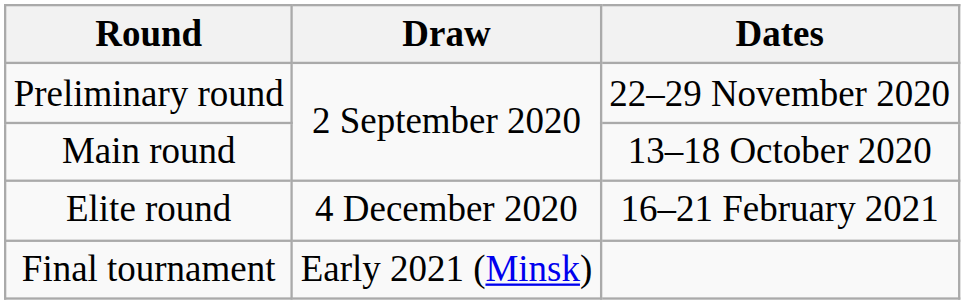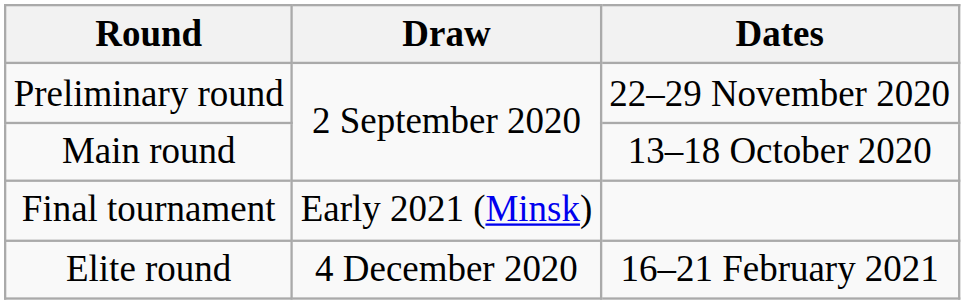rows swapped: (149, 209) <-> (149, 268)
